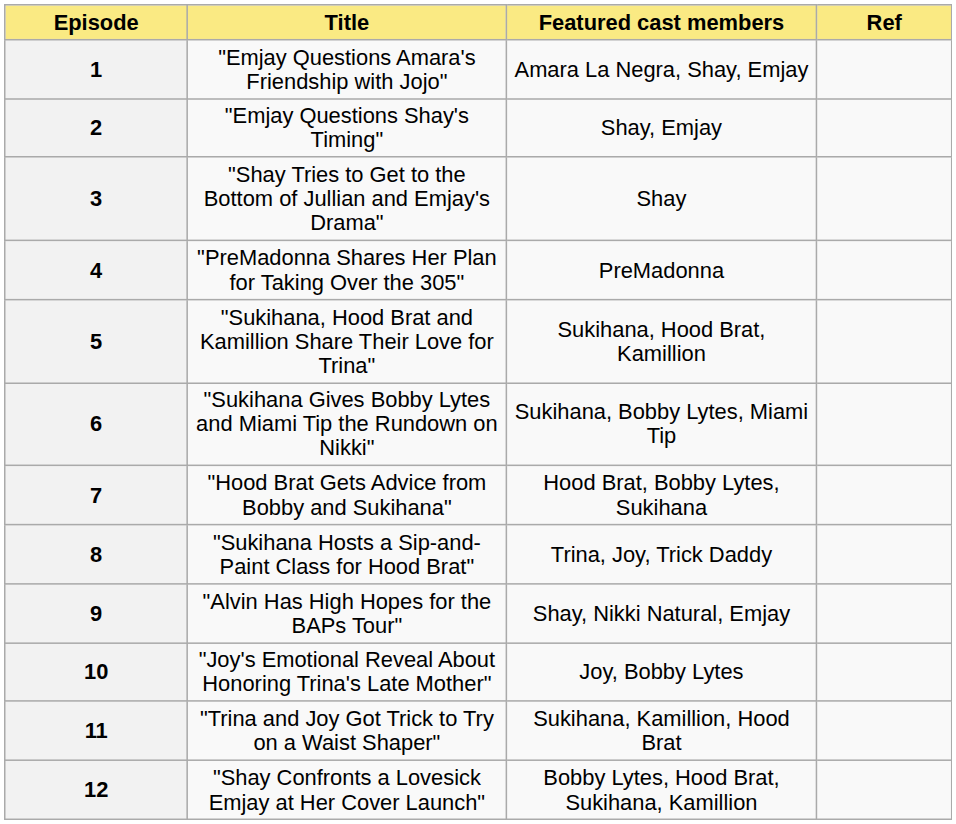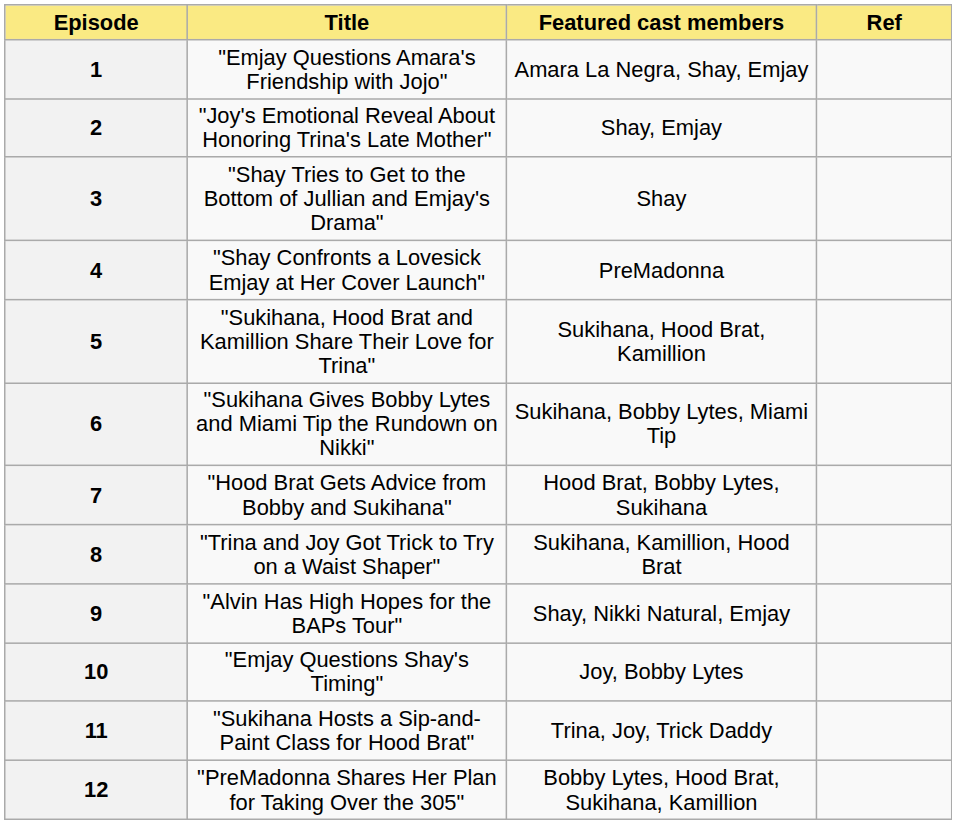(347, 128) "Emjay Questions Shay's Timing" -> (347, 128) "Joy's Emotional Reveal About Honoring Trina's Late Mother"
(347, 270) "PreMadonna Shares Her Plan for Taking Over the 305" -> (347, 270) "Shay Confronts a Lovesick Emjay at Her Cover Launch"
(347, 554) "Sukihana Hosts a Sip-and-Paint Class for Hood Brat" -> (347, 554) "Trina and Joy Got Trick to Try on a Waist Shaper"
(661, 554) Trina, Joy, Trick Daddy -> (661, 554) Sukihana, Kamillion, Hood Brat
(347, 672) "Joy's Emotional Reveal About Honoring Trina's Late Mother" -> (347, 672) "Emjay Questions Shay's Timing"
(347, 731) "Trina and Joy Got Trick to Try on a Waist Shaper" -> (347, 731) "Sukihana Hosts a Sip-and-Paint Class for Hood Brat"
(661, 731) Sukihana, Kamillion, Hood Brat -> (661, 731) Trina, Joy, Trick Daddy
(347, 790) "Shay Confronts a Lovesick Emjay at Her Cover Launch" -> (347, 790) "PreMadonna Shares Her Plan for Taking Over the 305"
